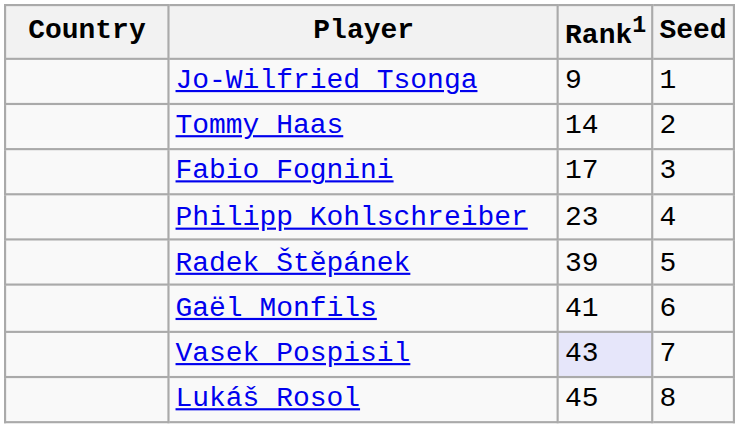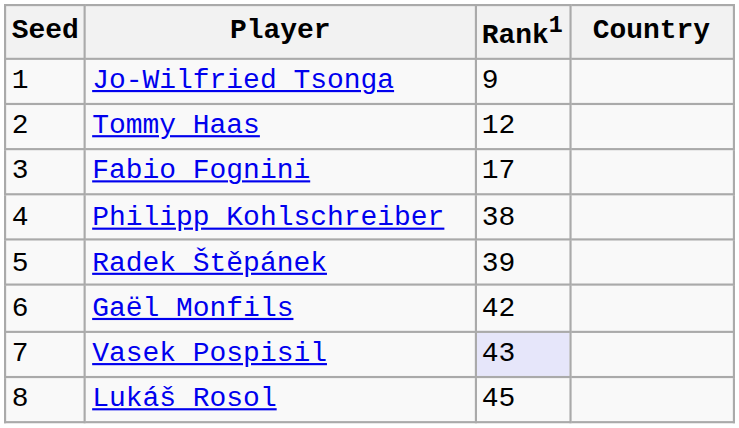columns swapped: (87, 31) <-> (693, 31)
(582, 126) 14 -> (498, 126) 12
(582, 217) 23 -> (498, 217) 38
(582, 308) 41 -> (498, 308) 42
